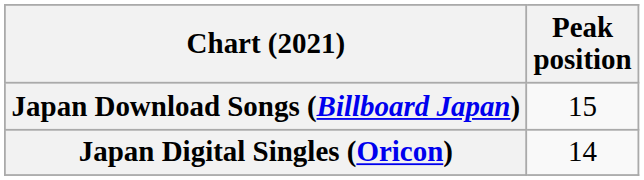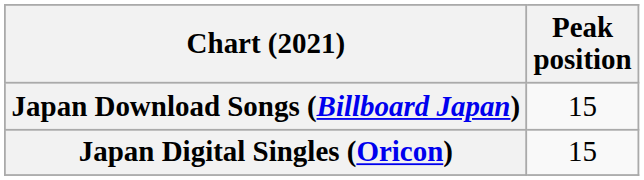(583, 151) 14 -> (583, 151) 15
